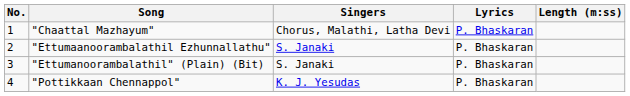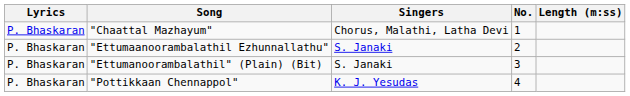columns swapped: (17, 13) <-> (495, 13)
